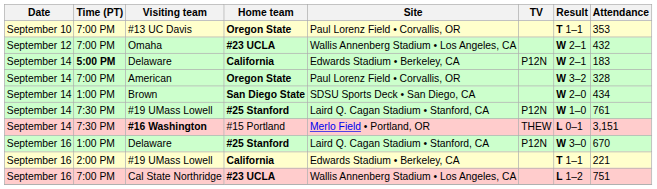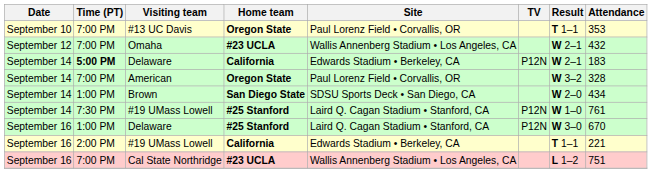- row: (167, 127)
